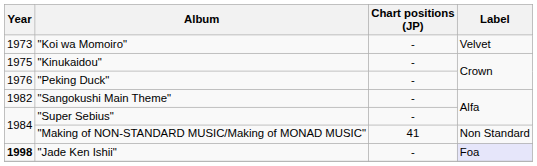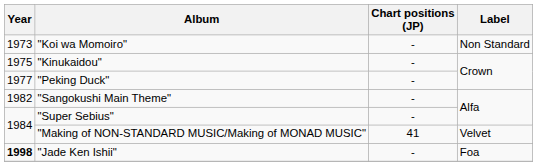(475, 44) Velvet -> (495, 44) Non Standard
(20, 80) 1976 -> (20, 80) 1977
(495, 134) Non Standard -> (475, 134) Velvet
(470, 152) lavender background -> (470, 152) no background
